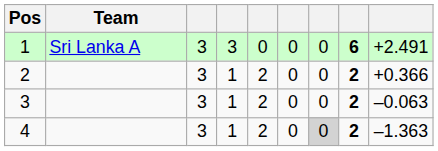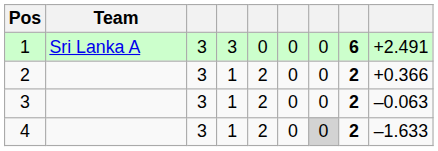(401, 131) –1.363 -> (401, 131) –1.633
